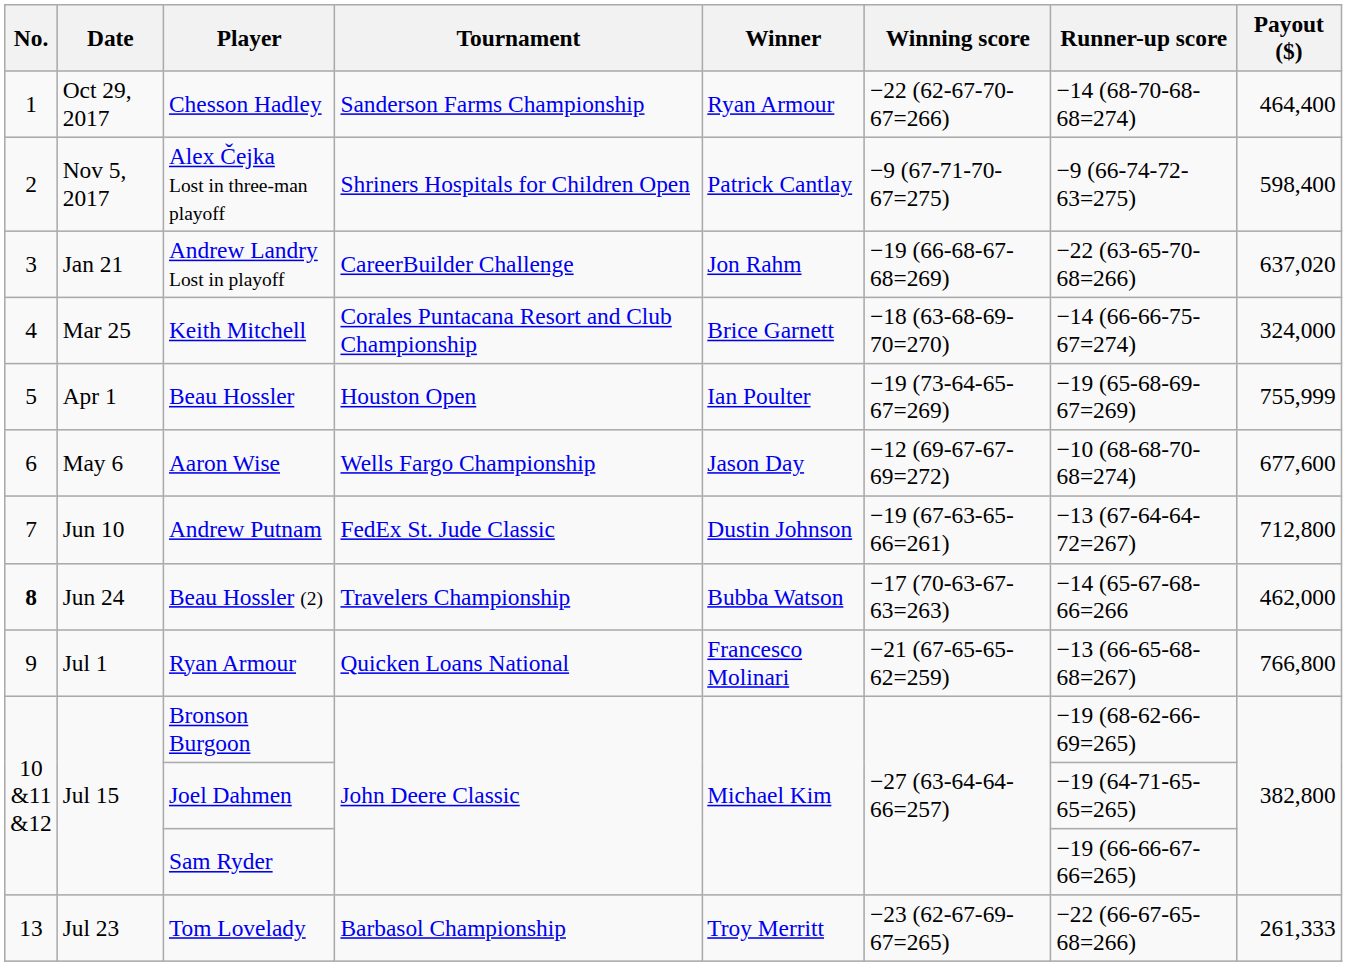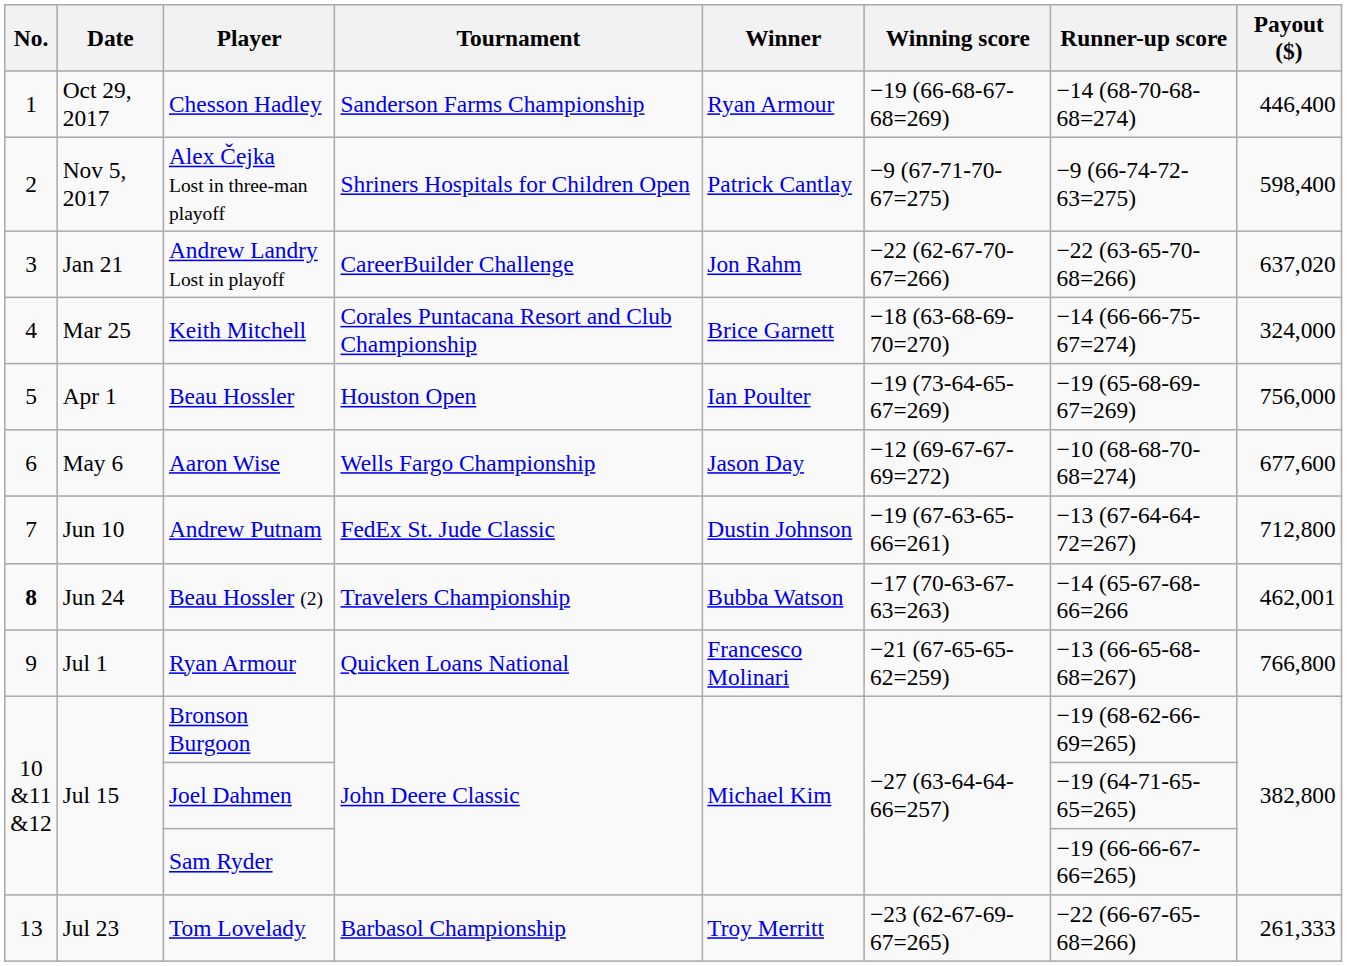(942, 104) −22 (62-67-70-67=266) -> (942, 104) −19 (66-68-67-68=269)
(1298, 104) 464,400 -> (1298, 104) 446,400
(942, 264) −19 (66-68-67-68=269) -> (942, 264) −22 (62-67-70-67=266)
(1298, 397) 755,999 -> (1298, 397) 756,000
(1298, 596) 462,000 -> (1298, 596) 462,001
